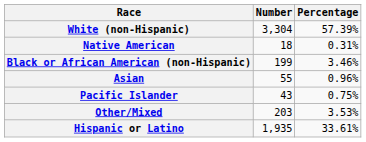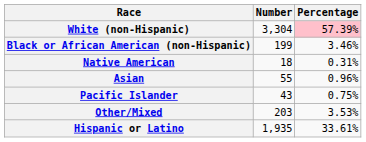(340, 29) no background -> (340, 29) pink background
rows swapped: (129, 62) <-> (129, 46)
